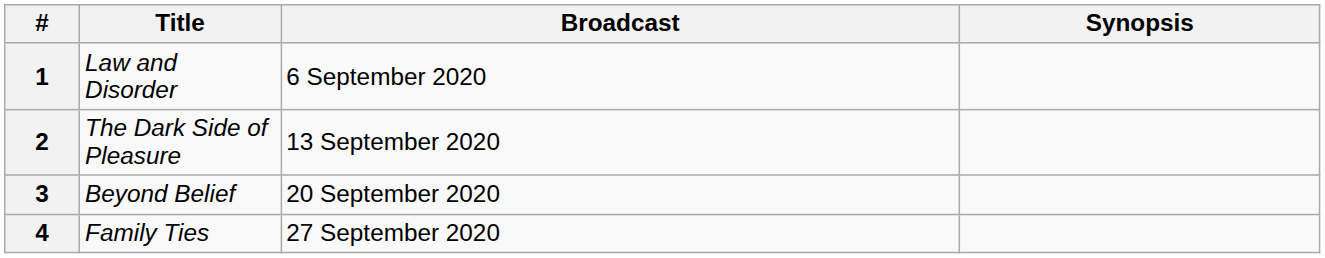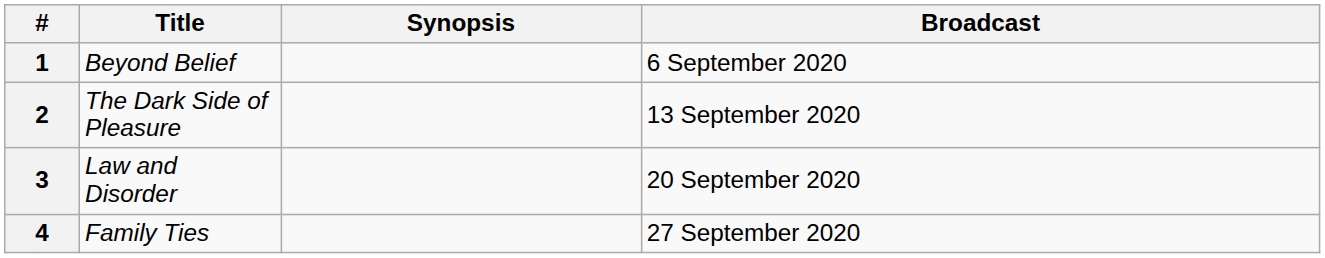columns swapped: (620, 23) <-> (1140, 23)
(131, 76) Law and Disorder -> (160, 62) Beyond Belief
(160, 194) Beyond Belief -> (131, 180) Law and Disorder
